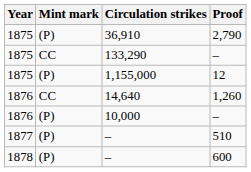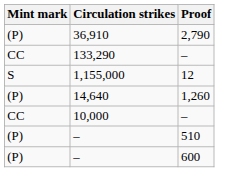- column: (20, 14)
(47, 75) (P) -> (11, 75) S
(47, 95) CC -> (15, 95) (P)
(47, 116) (P) -> (16, 116) CC
